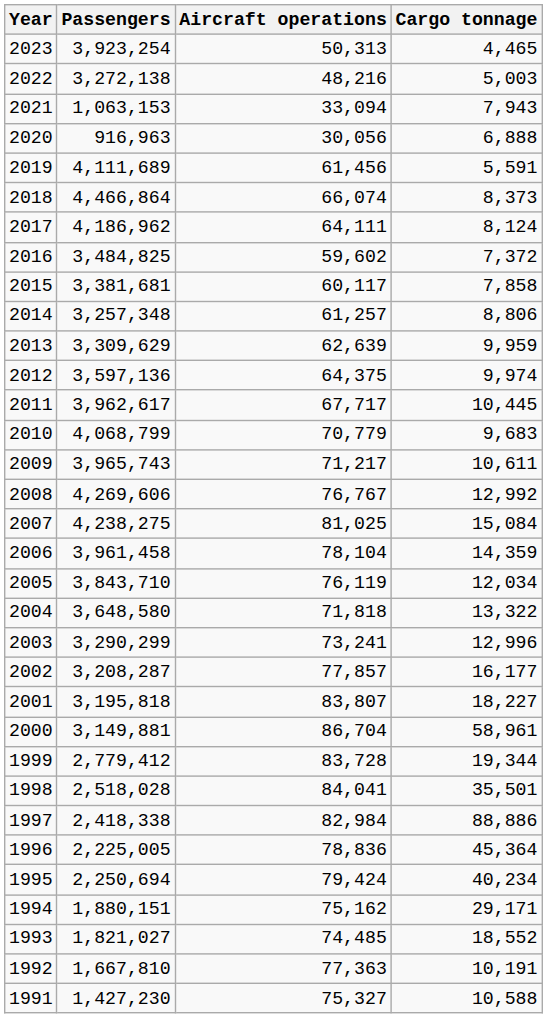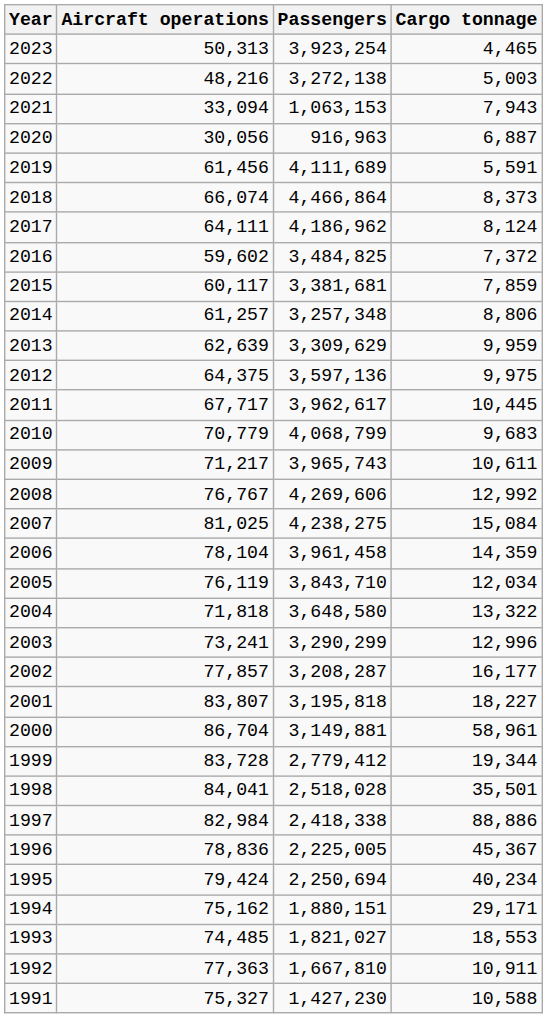columns swapped: (116, 20) <-> (283, 20)
(510, 138) 6,888 -> (510, 138) 6,887
(510, 286) 7,858 -> (510, 286) 7,859
(510, 375) 9,974 -> (510, 375) 9,975
(505, 850) 45,364 -> (505, 850) 45,367
(505, 939) 18,552 -> (505, 939) 18,553
(505, 969) 10,191 -> (505, 969) 10,911
